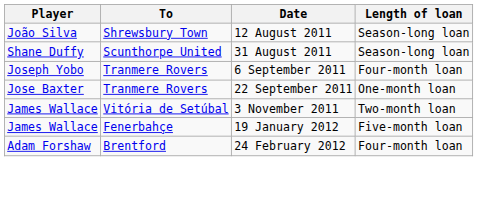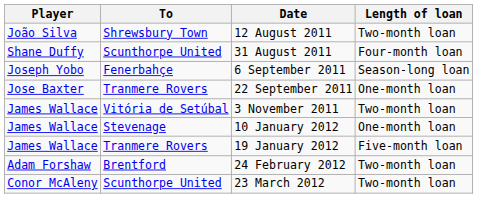(414, 33) Season-long loan -> (407, 33) Two-month loan
(414, 52) Season-long loan -> (410, 52) Four-month loan
(156, 70) Tranmere Rovers -> (138, 70) Fenerbahçe
(410, 70) Four-month loan -> (414, 70) Season-long loan
+ row: (286, 127)
(138, 127) Fenerbahçe -> (156, 146) Tranmere Rovers
(410, 146) Four-month loan -> (407, 165) Two-month loan
+ row: (279, 184)
